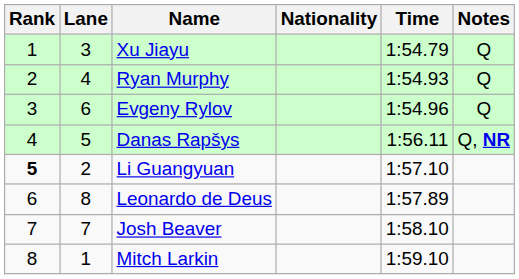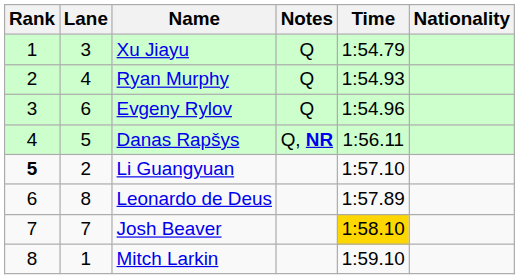columns swapped: (329, 19) <-> (484, 19)
(417, 229) no background -> (373, 229) gold background
